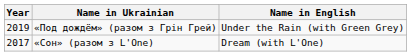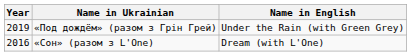(18, 43) 2017 -> (18, 43) 2016
